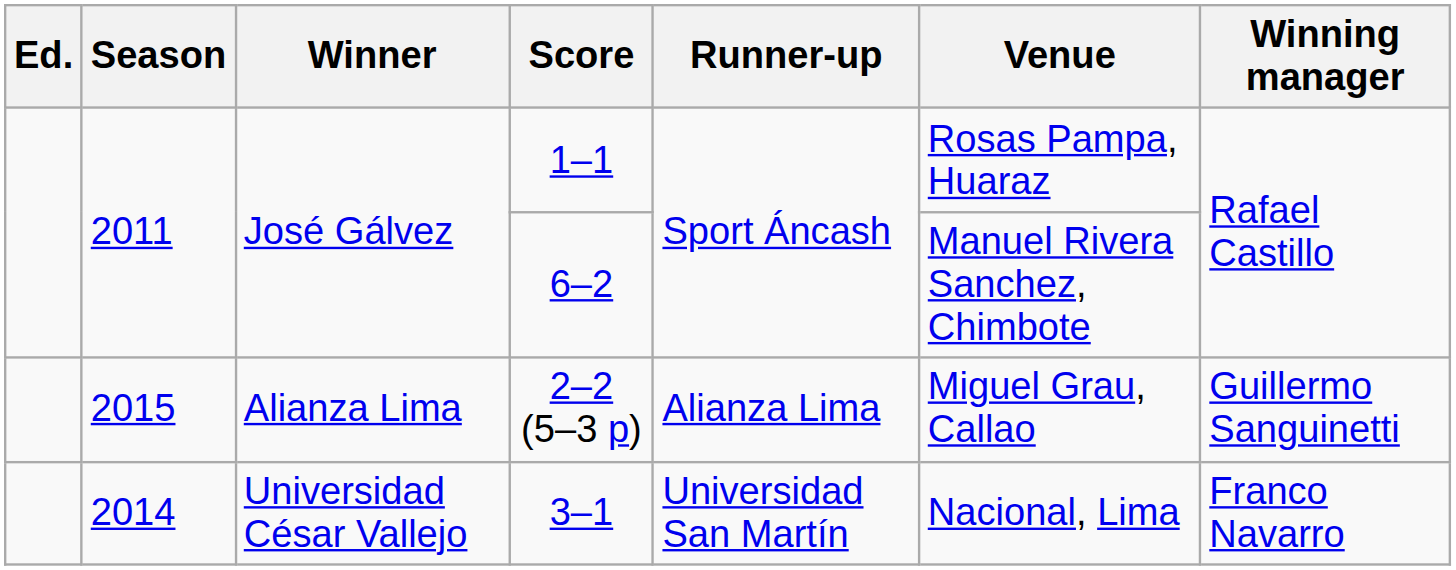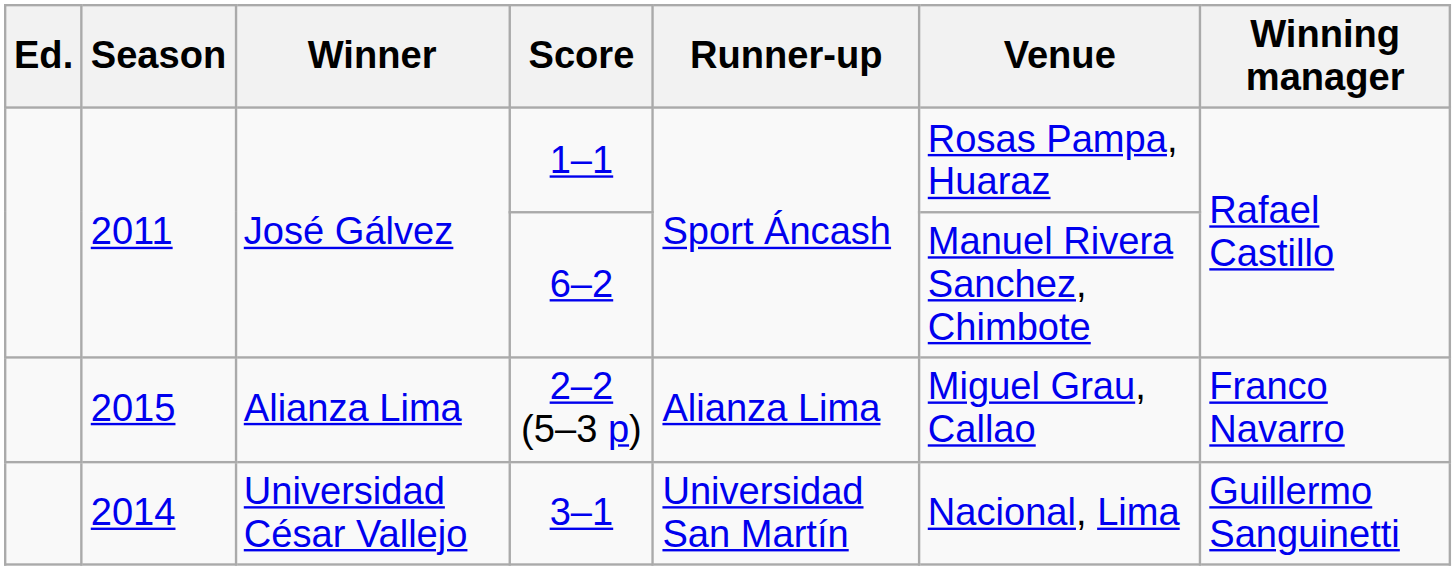(1305, 408) Guillermo Sanguinetti -> (1277, 408) Franco Navarro
(1277, 511) Franco Navarro -> (1305, 511) Guillermo Sanguinetti
